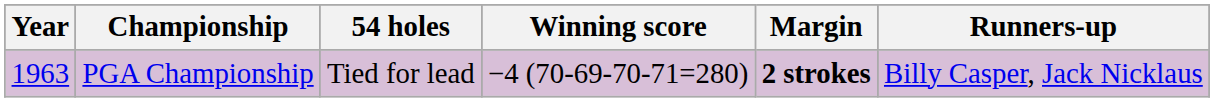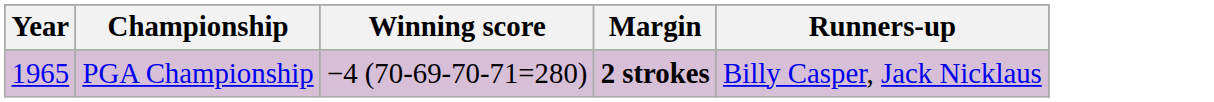- column: (401, 27)
(40, 73) 1963 -> (40, 73) 1965
